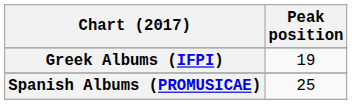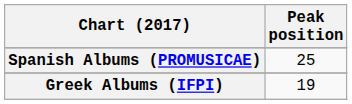rows swapped: (135, 61) <-> (135, 86)
